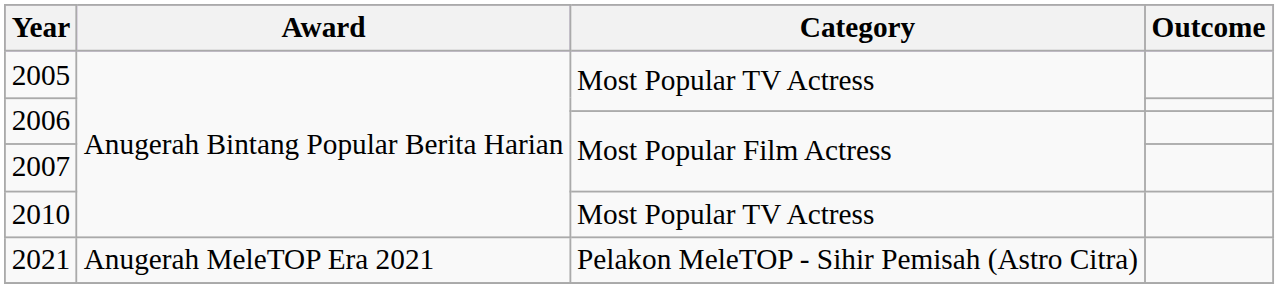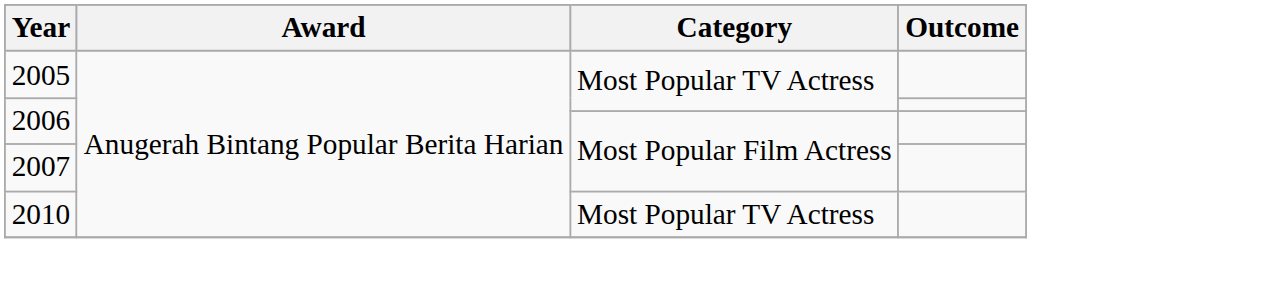- row: (41, 259)
